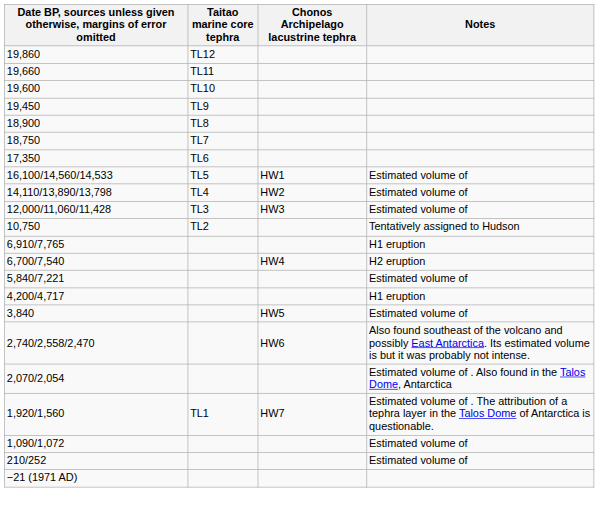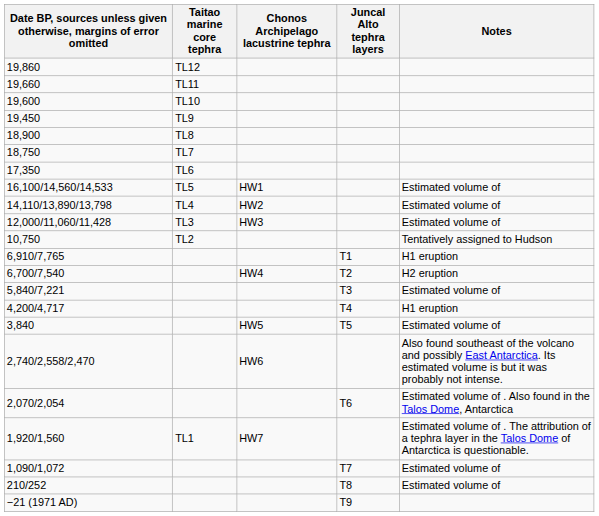+ column: (368, 31)
